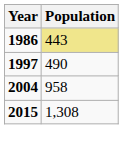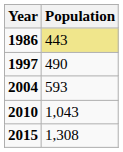(56, 87) 958 -> (56, 87) 593
+ row: (23, 111)
